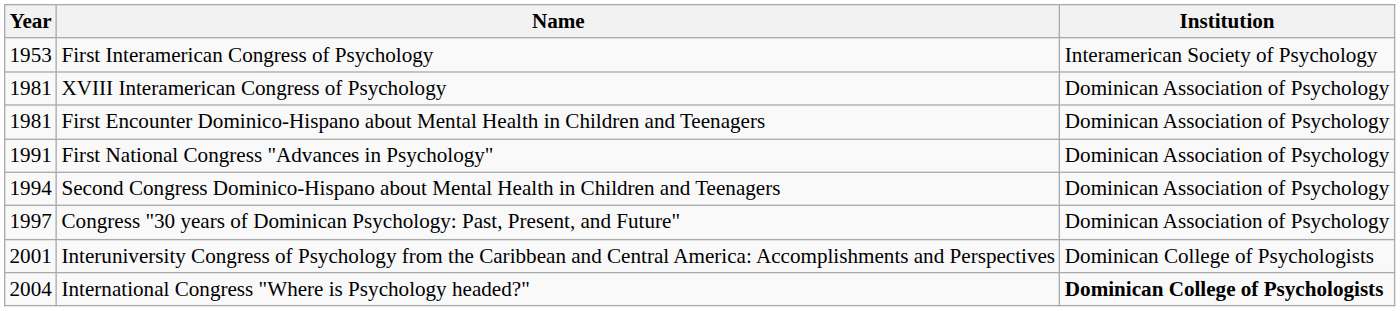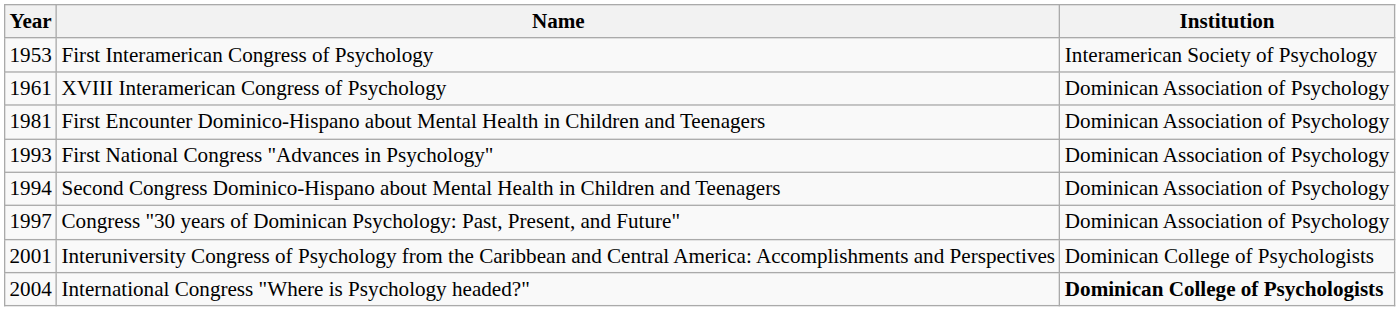(31, 88) 1981 -> (31, 88) 1961
(31, 155) 1991 -> (31, 155) 1993
